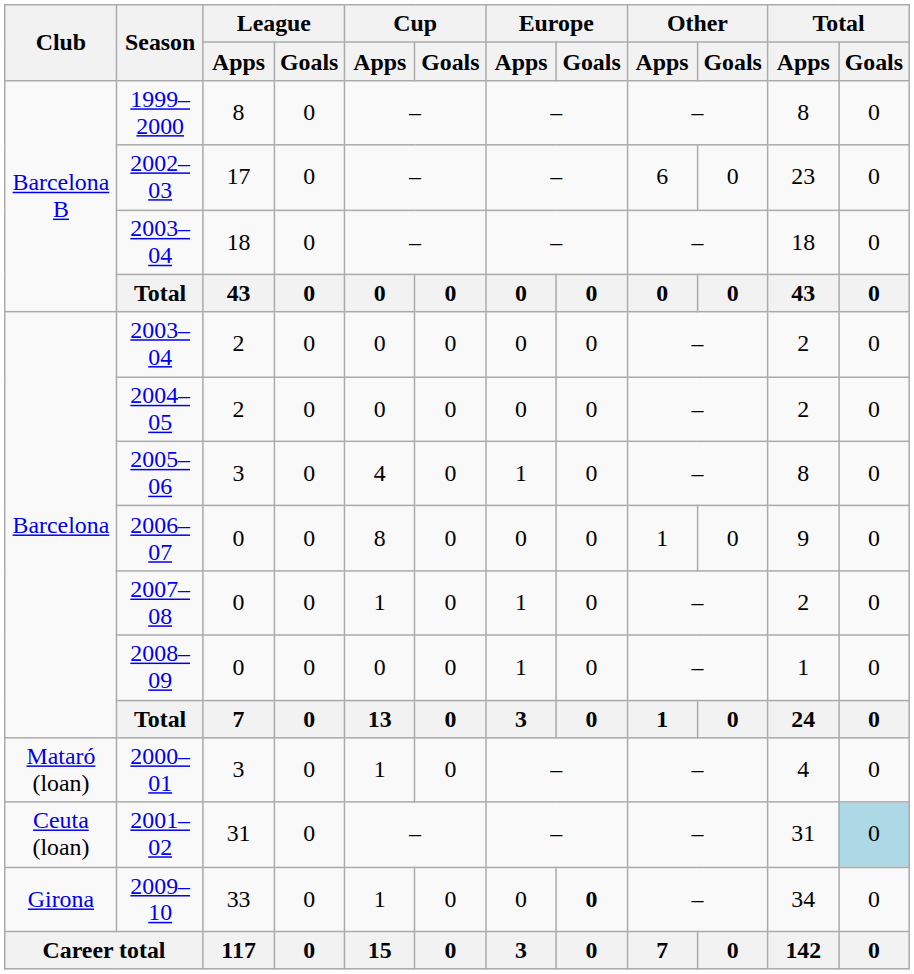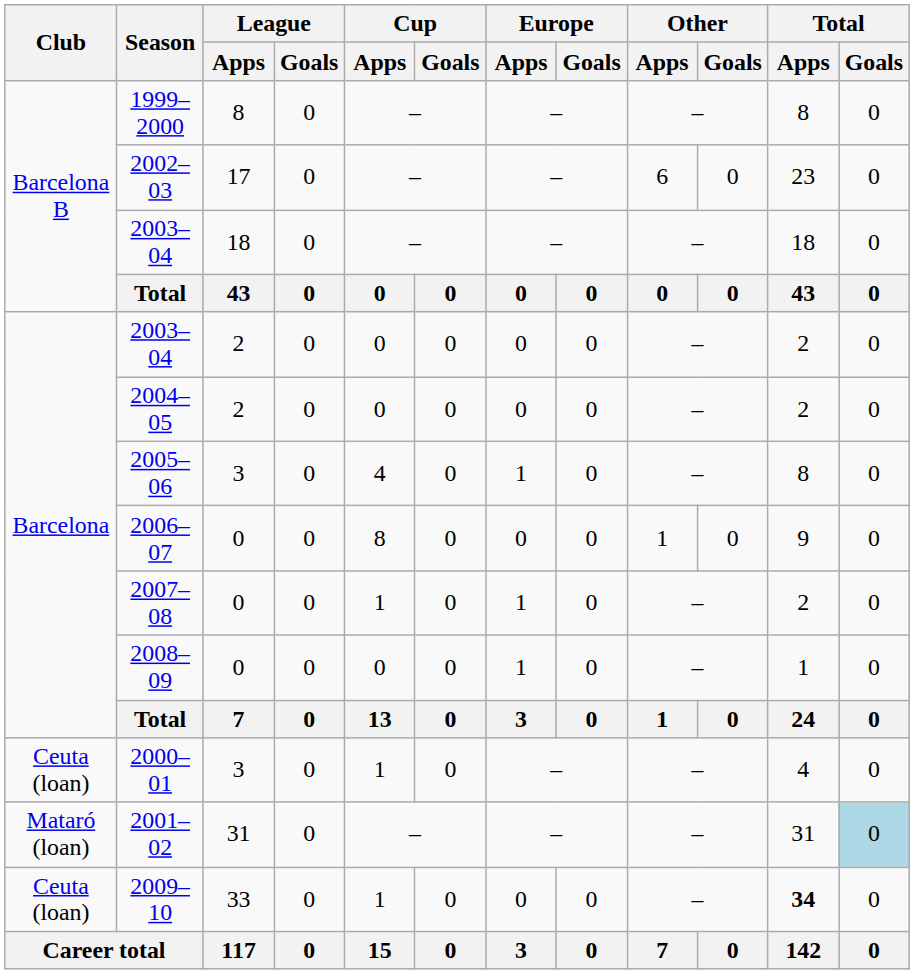(61, 769) Mataró (loan) -> (61, 769) Ceuta (loan)
(61, 834) Ceuta (loan) -> (61, 834) Mataró (loan)
(61, 898) Girona -> (61, 898) Ceuta (loan)
(592, 898) bold -> (592, 898) normal
(803, 898) normal -> (803, 898) bold
